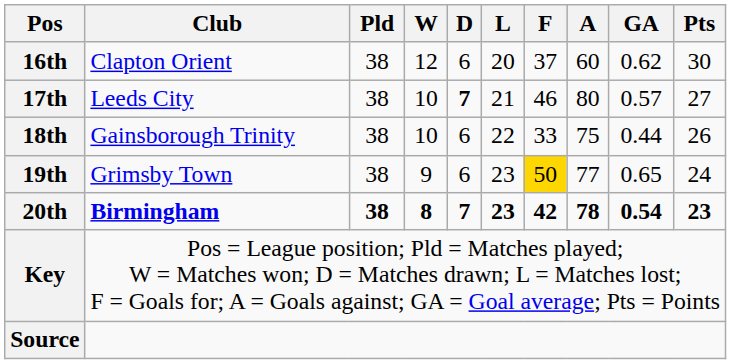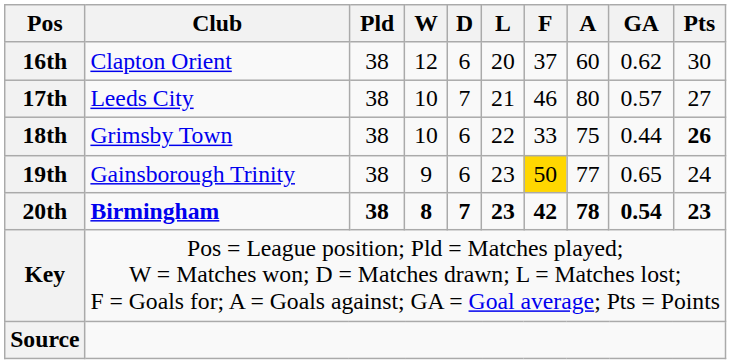(464, 98) bold -> (464, 98) normal
(193, 135) Gainsborough Trinity -> (161, 135) Grimsby Town
(699, 135) normal -> (699, 135) bold
(161, 173) Grimsby Town -> (193, 173) Gainsborough Trinity
